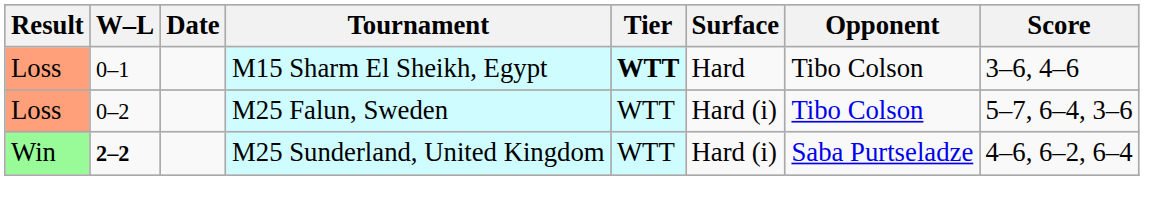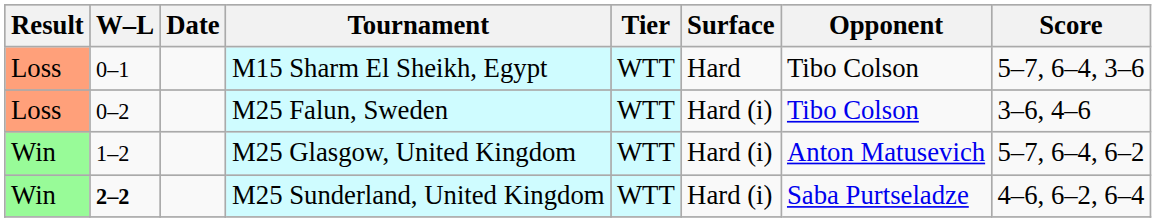(648, 68) bold -> (646, 68) normal
(1032, 68) 3–6, 4–6 -> (1071, 68) 5–7, 6–4, 3–6
(1059, 110) 5–7, 6–4, 3–6 -> (1044, 110) 3–6, 4–6
+ row: (404, 152)
